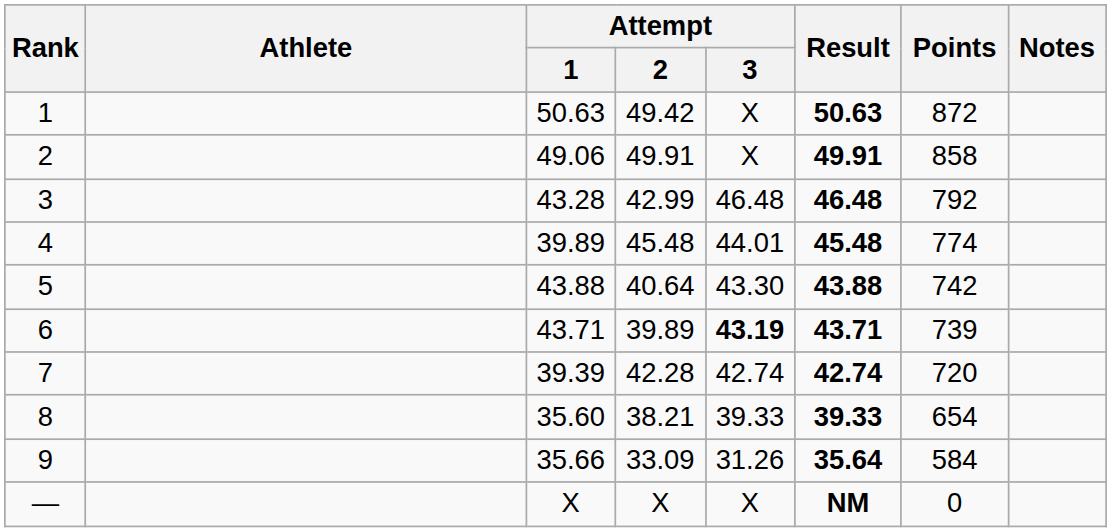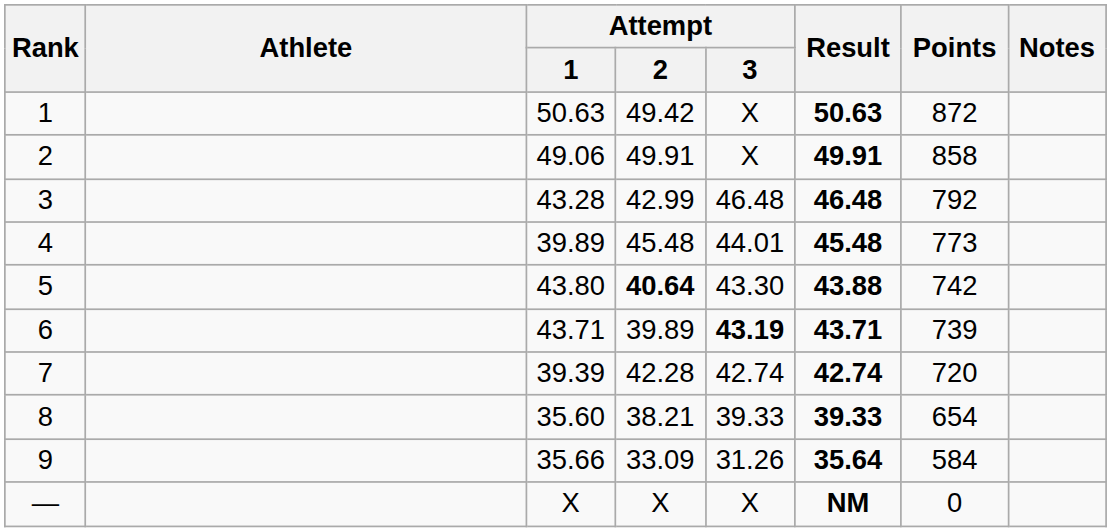(955, 243) 774 -> (955, 243) 773
(571, 286) 43.88 -> (571, 286) 43.80
(660, 286) normal -> (660, 286) bold
